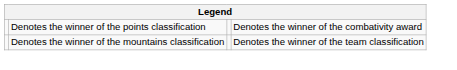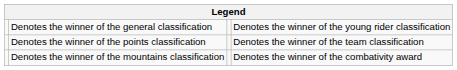+ row: (112, 27)
(328, 27) Denotes the winner of the combativity award -> (328, 42) Denotes the winner of the team classification
(328, 42) Denotes the winner of the team classification -> (328, 57) Denotes the winner of the combativity award
